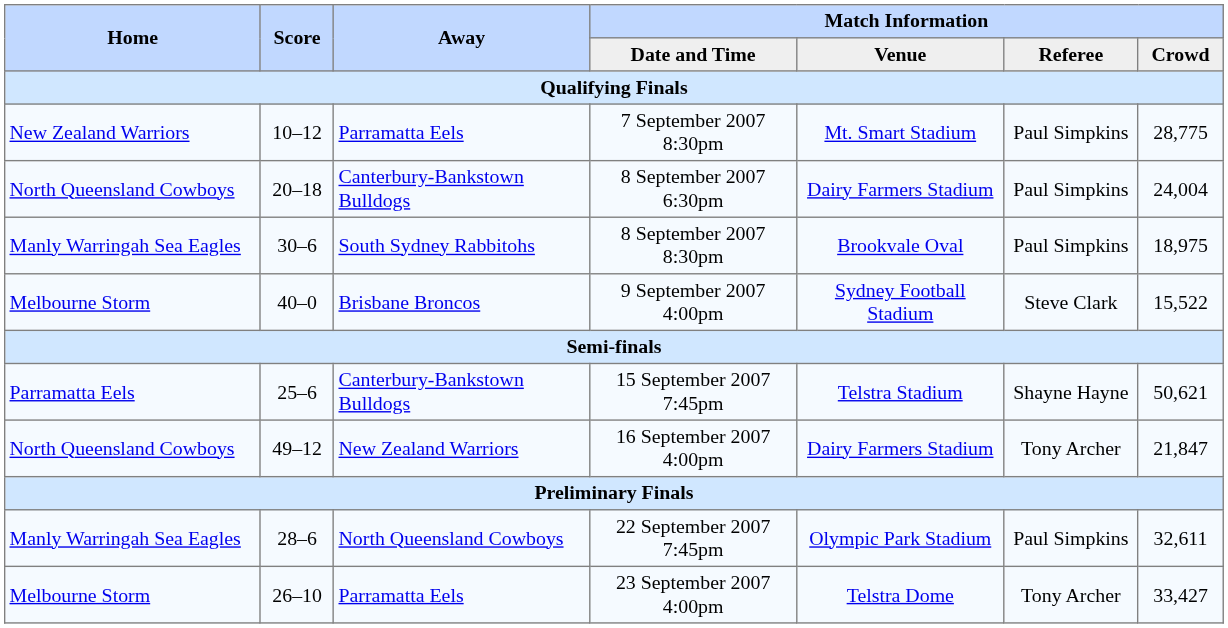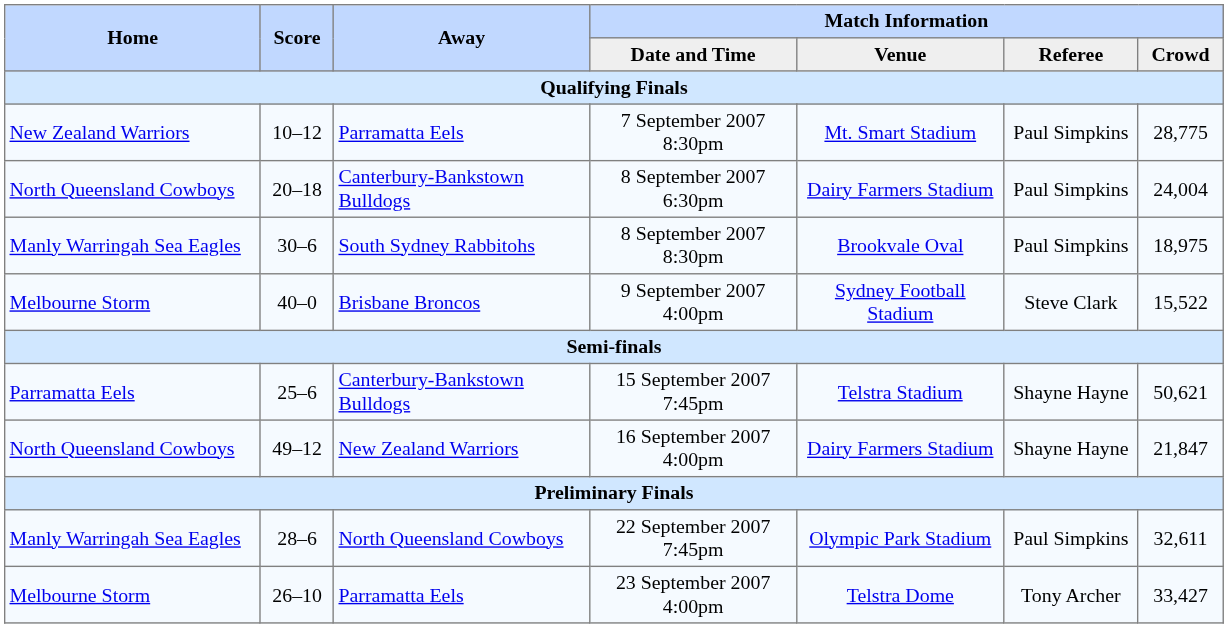(1071, 448) Tony Archer -> (1071, 448) Shayne Hayne
